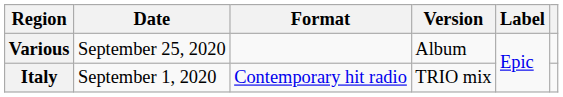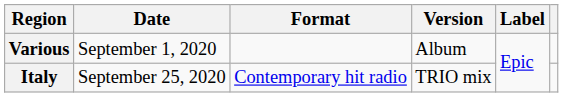(152, 48) September 25, 2020 -> (147, 48) September 1, 2020
(147, 77) September 1, 2020 -> (152, 77) September 25, 2020
